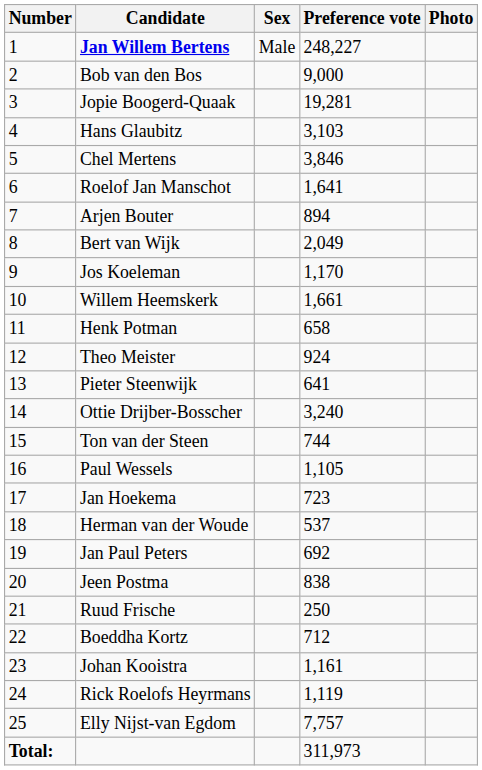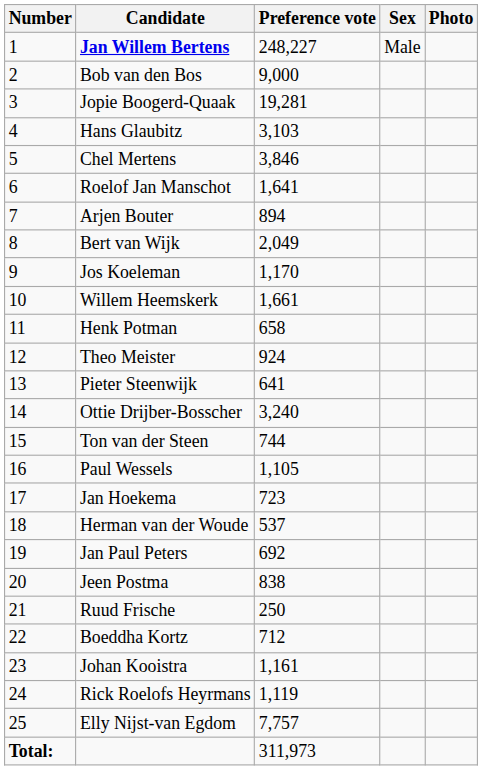columns swapped: (277, 18) <-> (362, 18)
